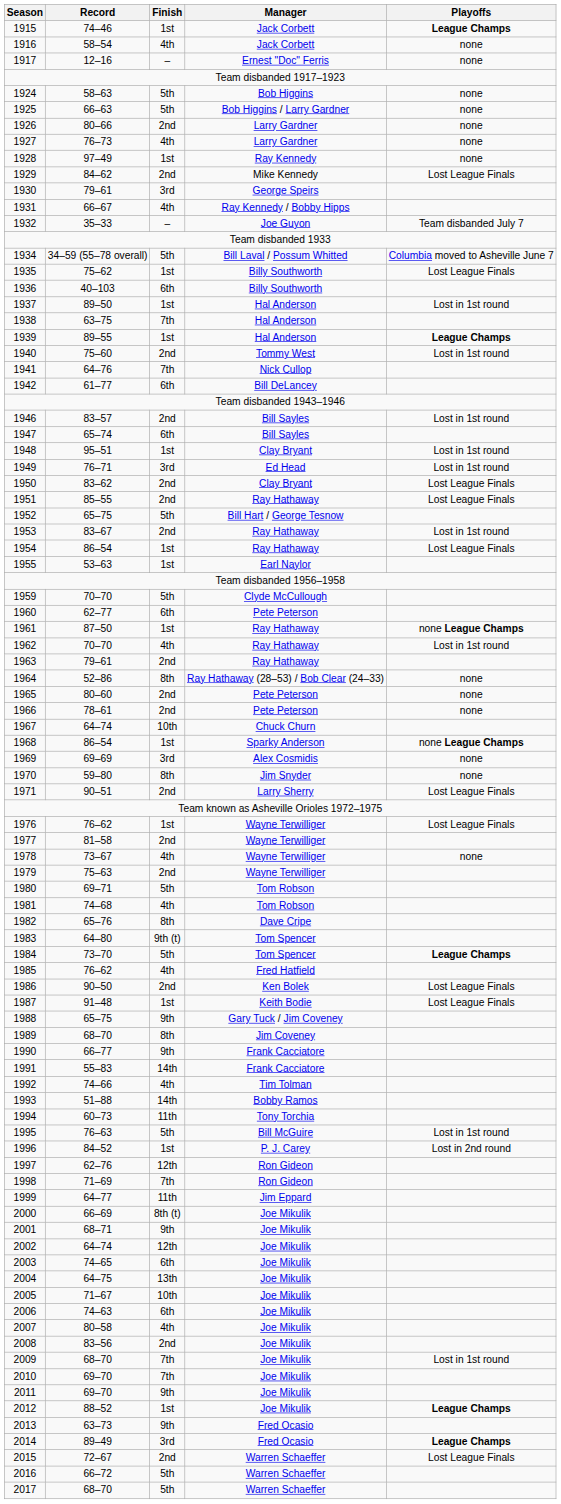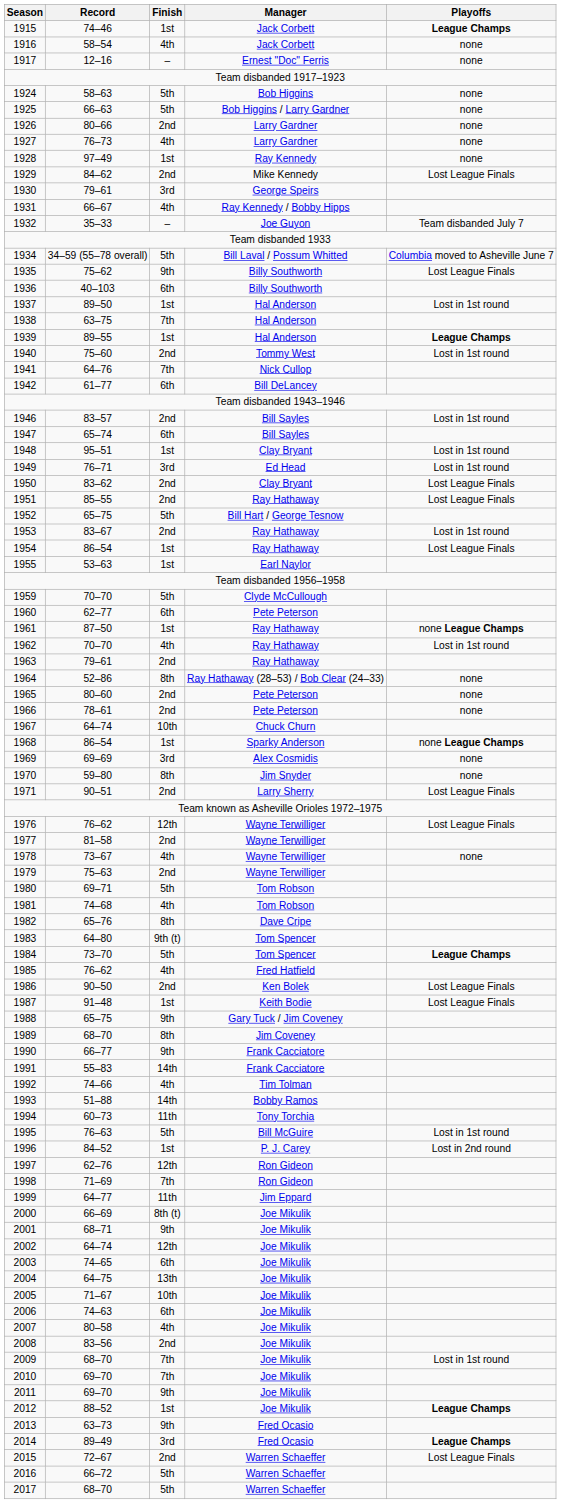(167, 272) 1st -> (167, 272) 9th
(167, 824) 1st -> (167, 824) 12th
